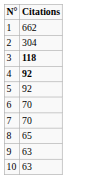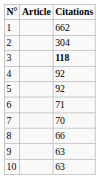+ column: (36, 12)
(27, 74) bold -> (60, 74) normal
(27, 105) 70 -> (60, 105) 71
(27, 136) 65 -> (60, 136) 66
